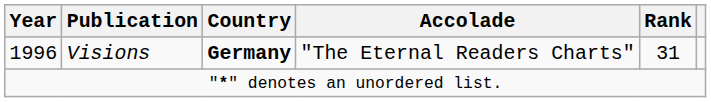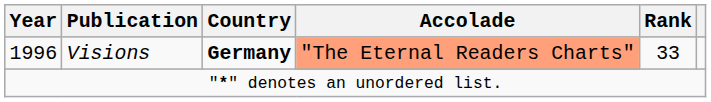(468, 53) no background -> (468, 53) lightsalmon background
(668, 53) 31 -> (668, 53) 33
